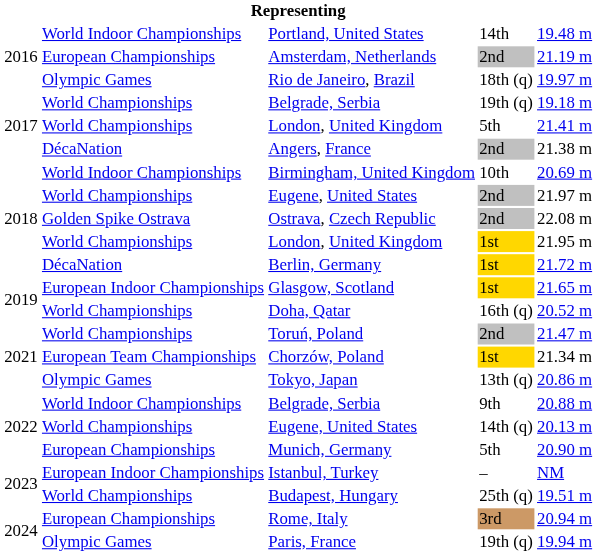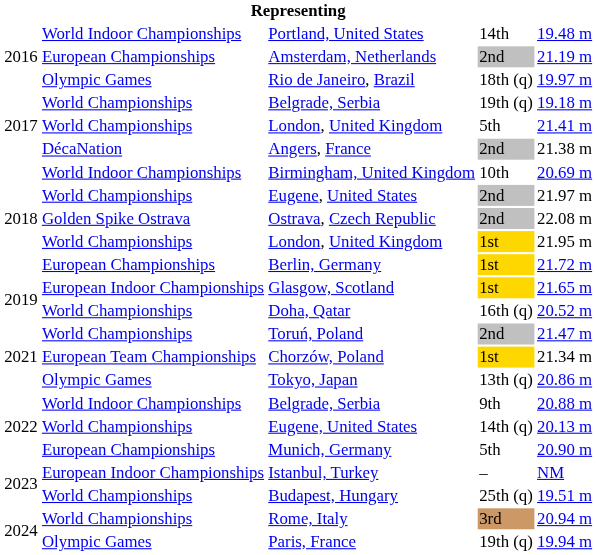(82, 264) DécaNation -> (129, 264) European Championships
(129, 518) European Championships -> (117, 518) World Championships
